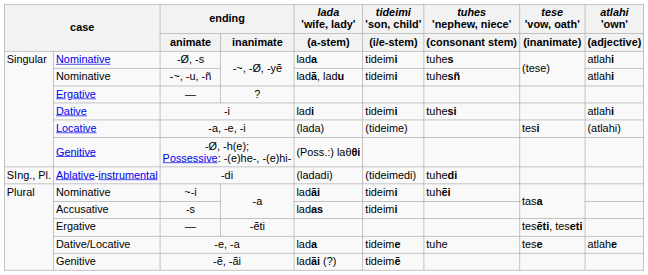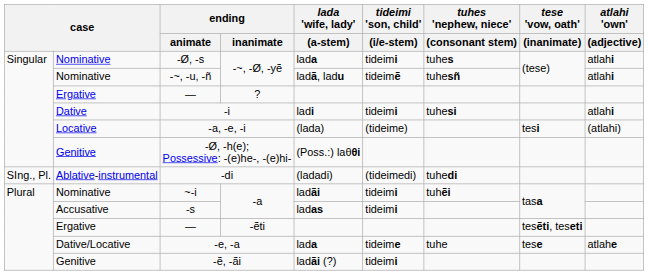(381, 77) tideimi -> (383, 77) tideimẽ
(383, 261) tideimẽ -> (381, 261) tideimi
